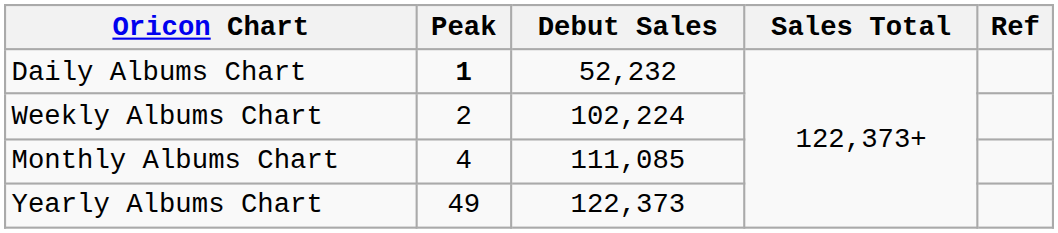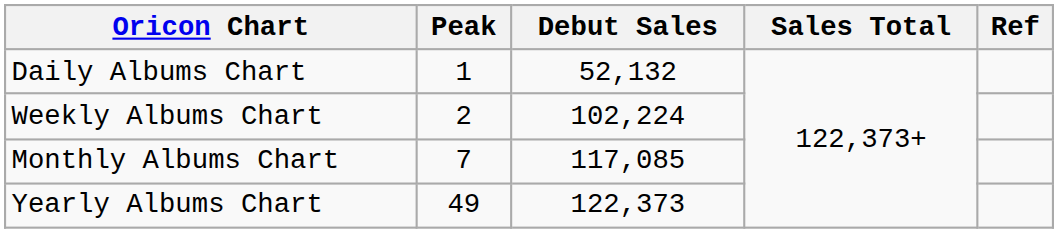(464, 72) bold -> (464, 72) normal
(628, 72) 52,232 -> (628, 72) 52,132
(464, 161) 4 -> (464, 161) 7
(628, 161) 111,085 -> (628, 161) 117,085
